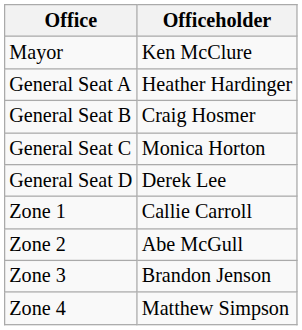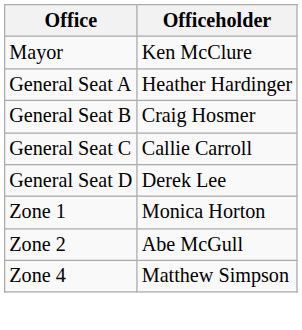(204, 148) Monica Horton -> (197, 148) Callie Carroll
(197, 212) Callie Carroll -> (204, 212) Monica Horton
- row: (38, 276)
